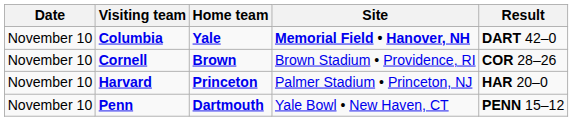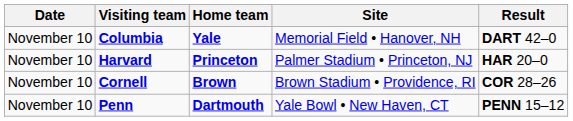(372, 37) bold -> (368, 37) normal
rows swapped: (125, 82) <-> (123, 60)
